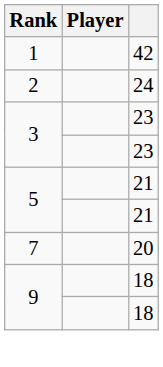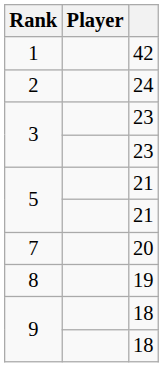+ row: (33, 280)
